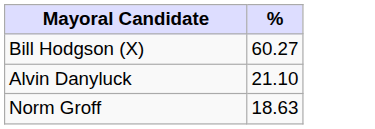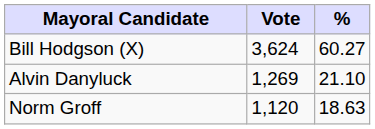+ column: (281, 19)
